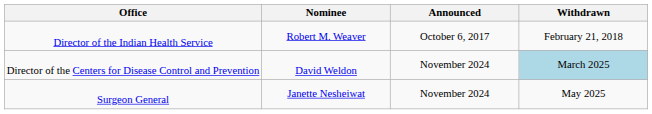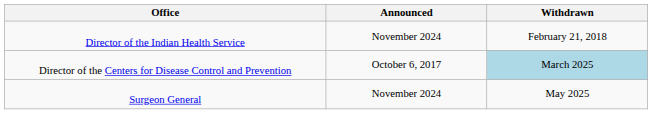- column: (326, 13)
(455, 36) October 6, 2017 -> (407, 36) November 2024
(455, 65) November 2024 -> (407, 65) October 6, 2017
